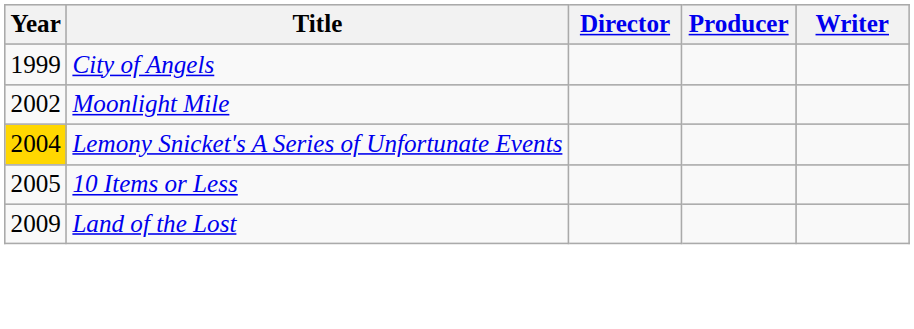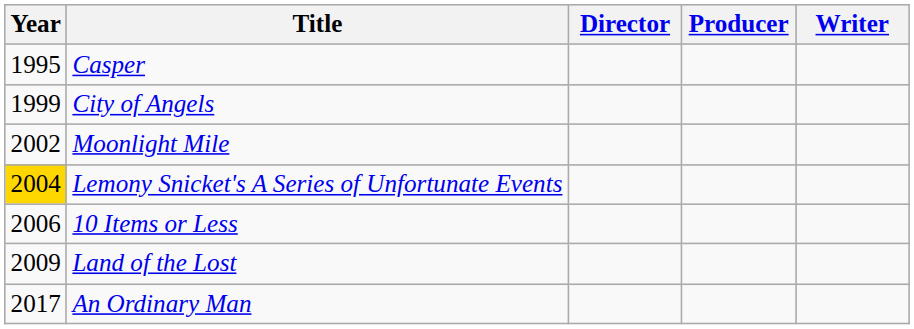+ row: (109, 64)
(36, 183) 2005 -> (36, 223) 2006
+ row: (162, 303)
